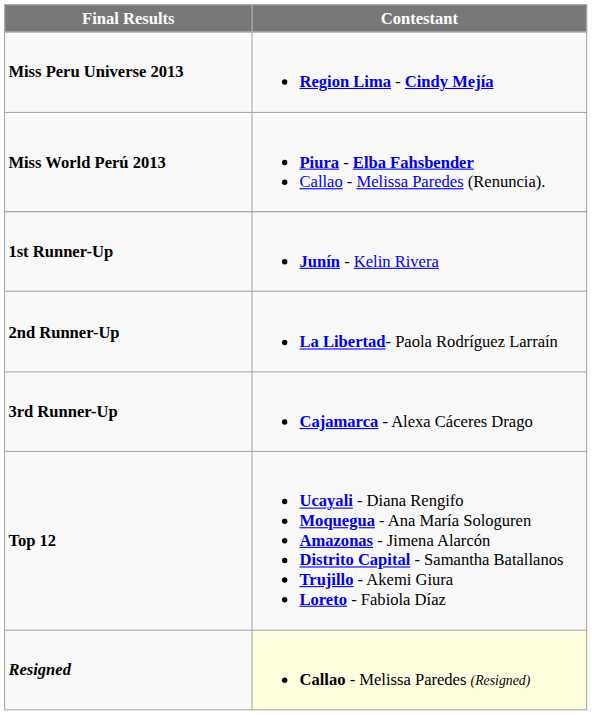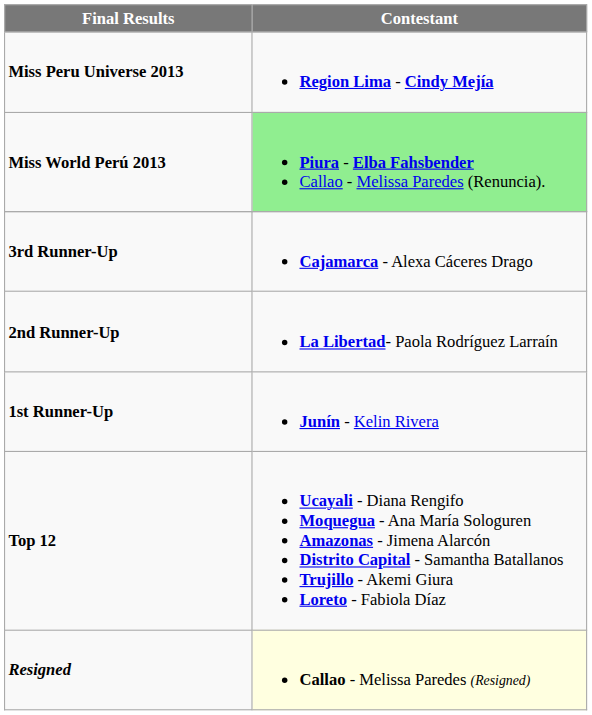(419, 172) no background -> (419, 172) lightgreen background
rows swapped: (61, 251) <-> (63, 411)
